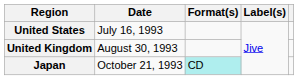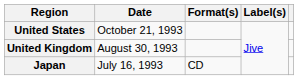(130, 30) July 16, 1993 -> (140, 30) October 21, 1993
(140, 65) October 21, 1993 -> (130, 65) July 16, 1993
(196, 65) paleturquoise background -> (196, 65) no background
